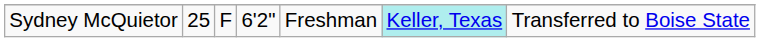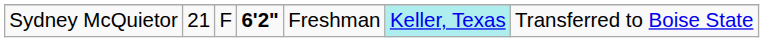(199, 20) 25 -> (199, 20) 21
(258, 20) normal -> (260, 20) bold
